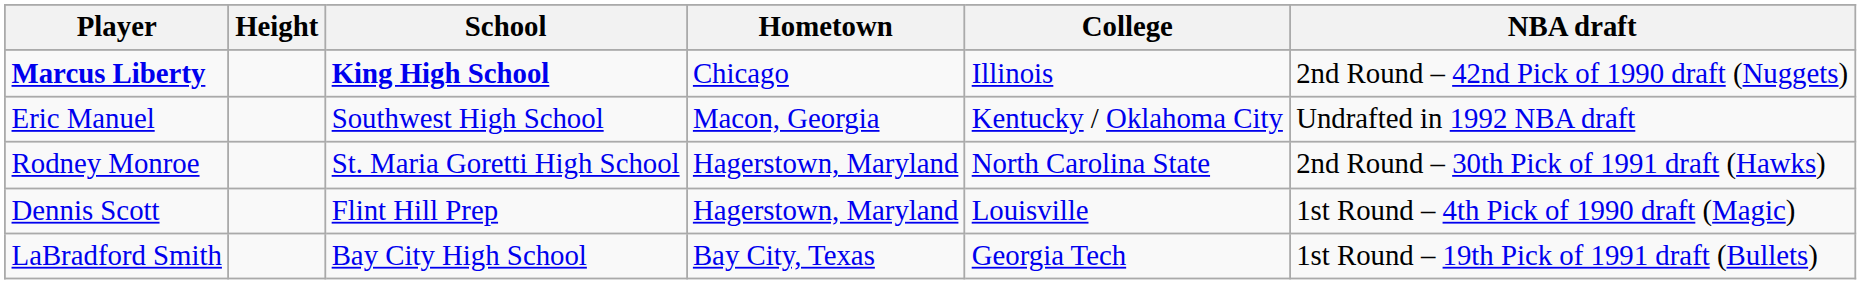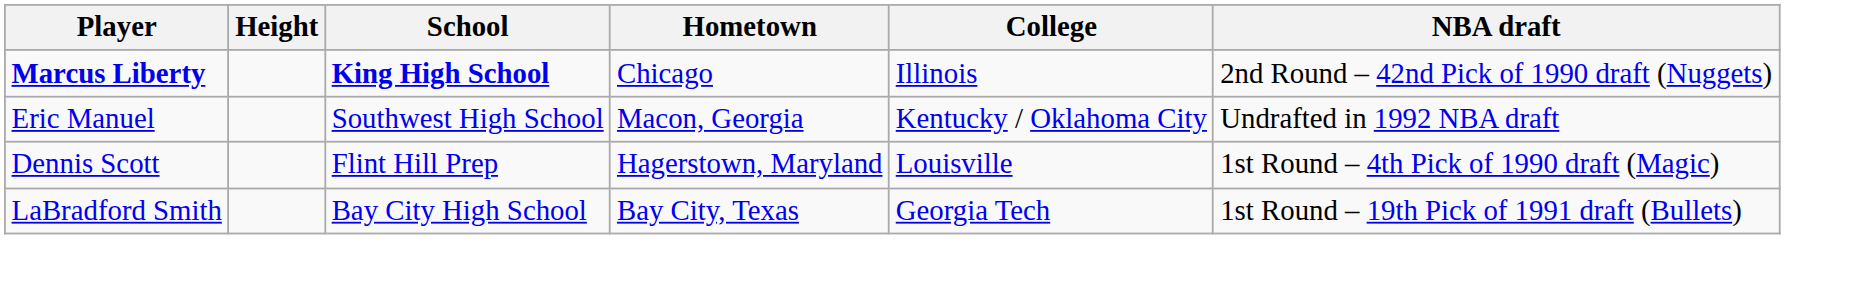- row: (106, 164)
